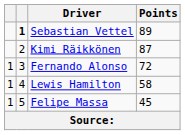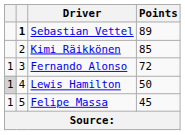(145, 49) 87 -> (145, 49) 85
(10, 85) no background -> (10, 85) lightgrey background
(145, 85) 58 -> (145, 85) 50
